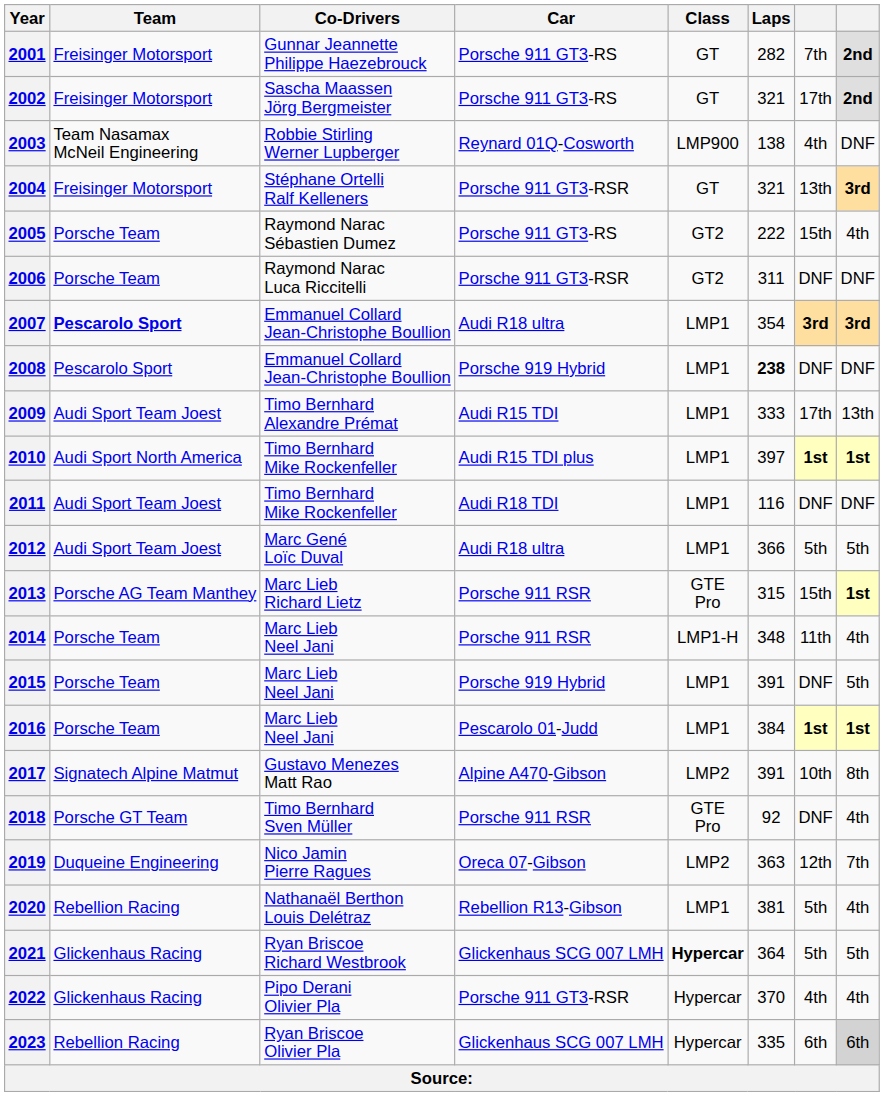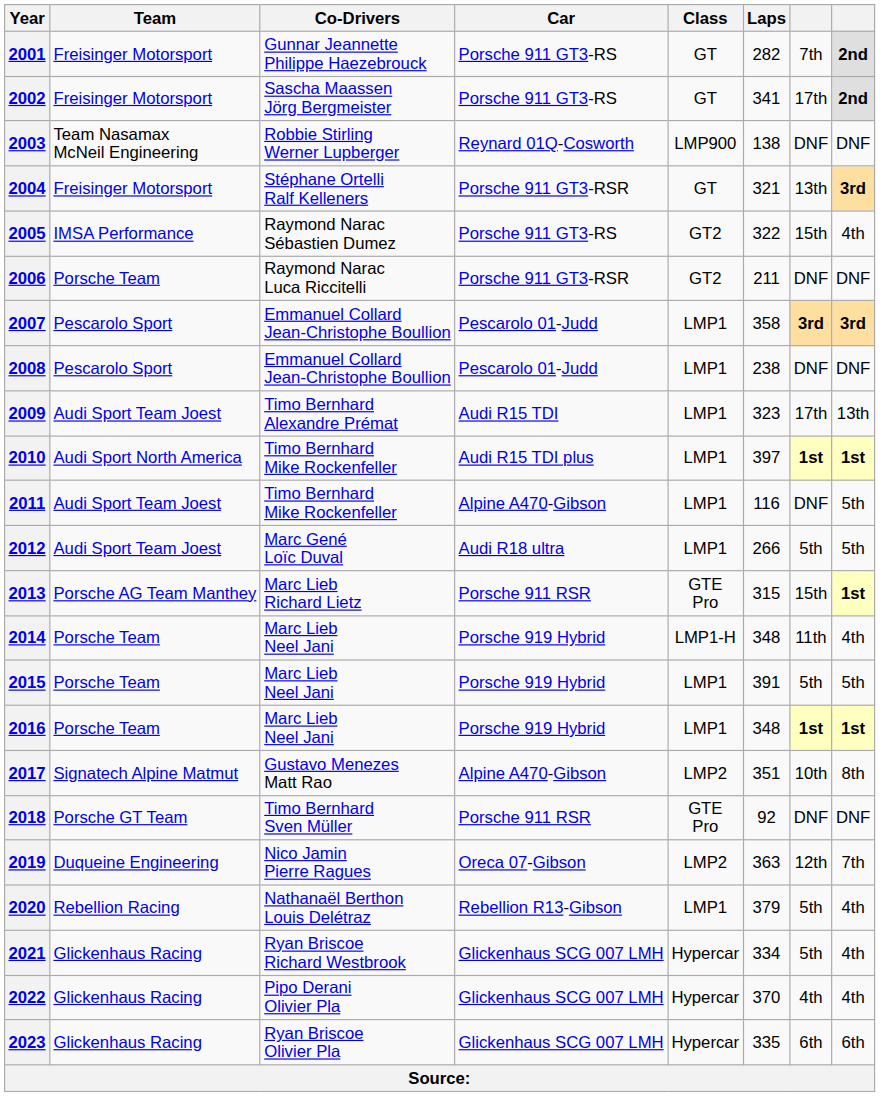(771, 99) 321 -> (766, 99) 341
(816, 144) 4th -> (811, 144) DNF
(107, 234) Porsche Team -> (124, 234) IMSA Performance
(771, 234) 222 -> (766, 234) 322
(771, 279) 311 -> (766, 279) 211
(117, 324) bold -> (113, 324) normal
(511, 324) Audi R18 ultra -> (528, 324) Pescarolo 01-Judd
(771, 324) 354 -> (766, 324) 358
(532, 368) Porsche 919 Hybrid -> (528, 368) Pescarolo 01-Judd
(771, 368) bold -> (766, 368) normal
(771, 413) 333 -> (766, 413) 323
(509, 503) Audi R18 TDI -> (532, 503) Alpine A470-Gibson
(858, 503) DNF -> (853, 503) 5th
(771, 548) 366 -> (766, 548) 266
(525, 638) Porsche 911 RSR -> (532, 638) Porsche 919 Hybrid
(816, 683) DNF -> (811, 683) 5th
(528, 728) Pescarolo 01-Judd -> (532, 728) Porsche 919 Hybrid
(771, 728) 384 -> (766, 728) 348
(771, 773) 391 -> (766, 773) 351
(858, 818) 4th -> (853, 818) DNF
(771, 908) 381 -> (766, 908) 379
(708, 953) bold -> (705, 953) normal
(771, 953) 364 -> (766, 953) 334
(858, 953) 5th -> (853, 953) 4th
(544, 998) Porsche 911 GT3-RSR -> (561, 998) Glickenhaus SCG 007 LMH
(117, 1043) Rebellion Racing -> (128, 1043) Glickenhaus Racing
(858, 1043) lightgrey background -> (853, 1043) no background
